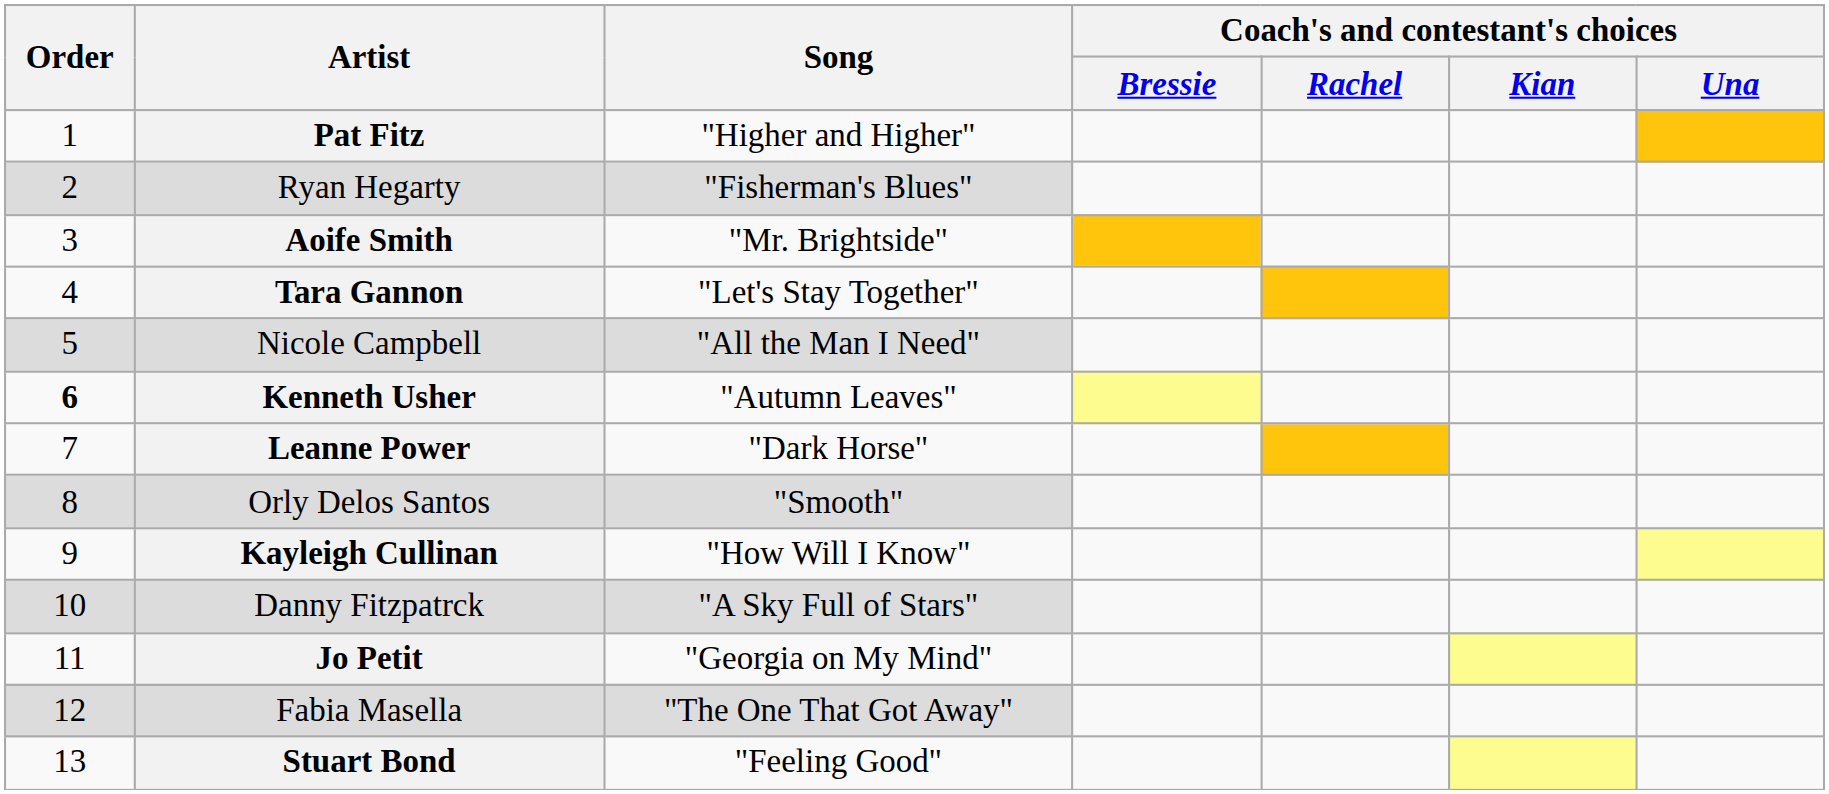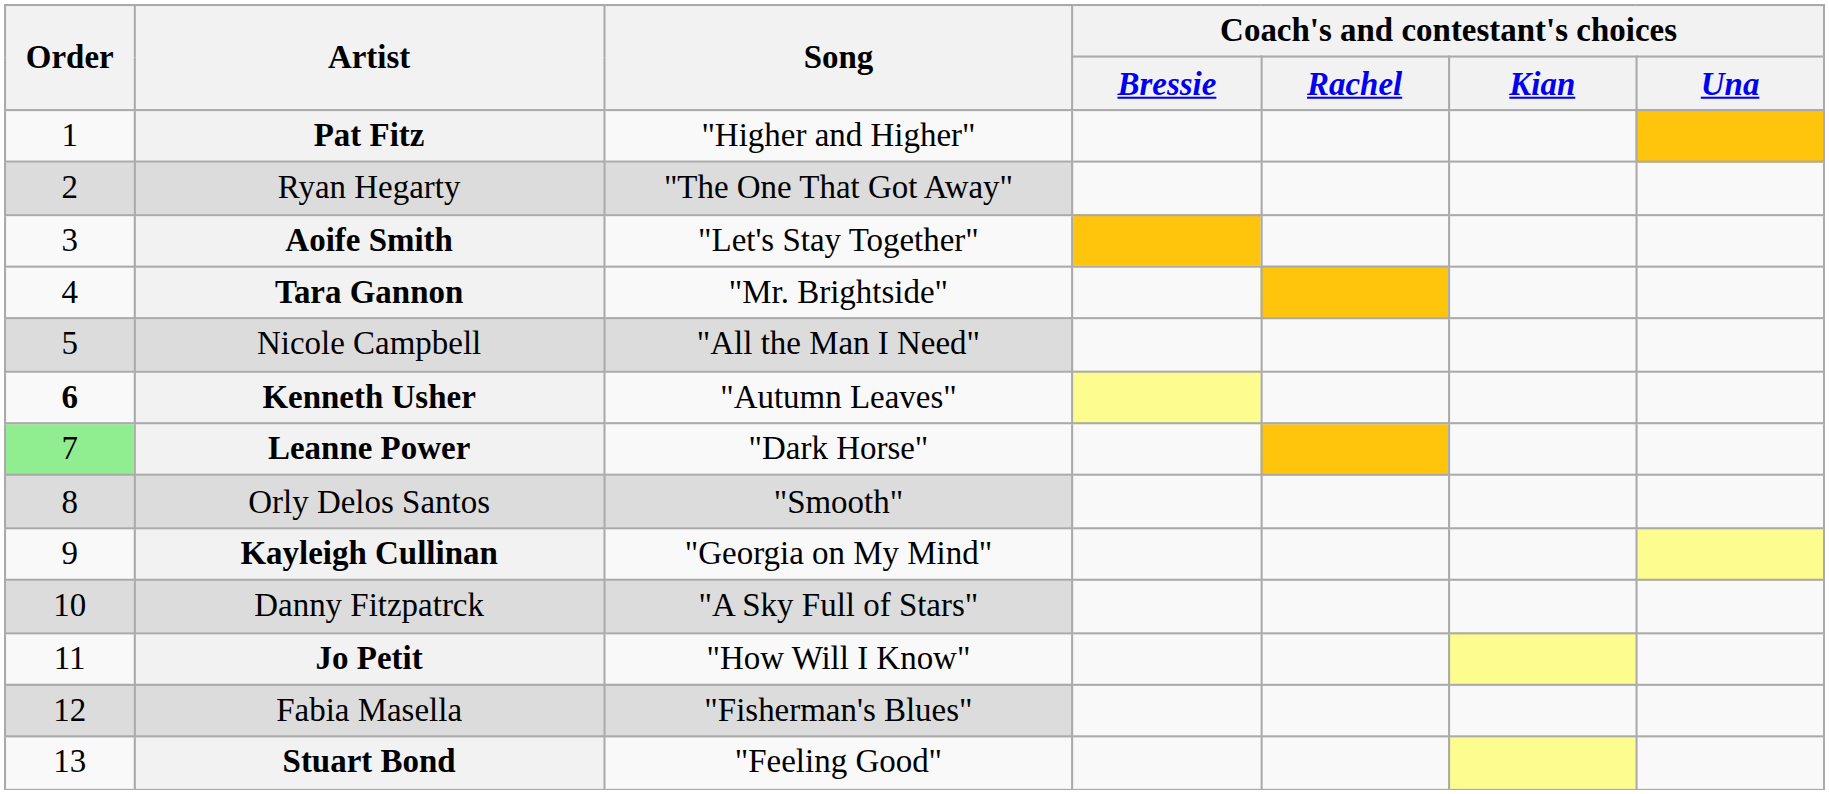(838, 187) "Fisherman's Blues" -> (838, 187) "The One That Got Away"
(838, 239) "Mr. Brightside" -> (838, 239) "Let's Stay Together"
(838, 291) "Let's Stay Together" -> (838, 291) "Mr. Brightside"
(70, 448) no background -> (70, 448) lightgreen background
(838, 553) "How Will I Know" -> (838, 553) "Georgia on My Mind"
(838, 657) "Georgia on My Mind" -> (838, 657) "How Will I Know"
(838, 710) "The One That Got Away" -> (838, 710) "Fisherman's Blues"
